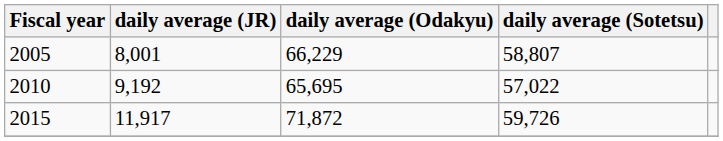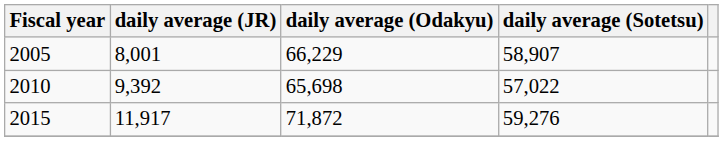(531, 53) 58,807 -> (531, 53) 58,907
(138, 86) 9,192 -> (138, 86) 9,392
(314, 86) 65,695 -> (314, 86) 65,698
(531, 119) 59,726 -> (531, 119) 59,276
